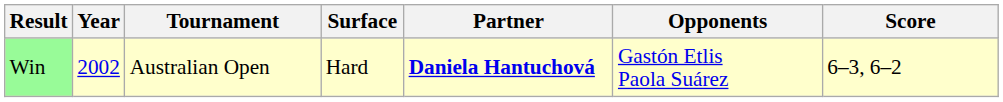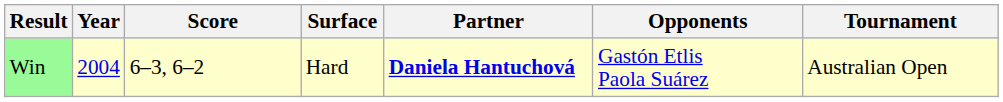columns swapped: (223, 21) <-> (910, 21)
(99, 67) 2002 -> (99, 67) 2004
